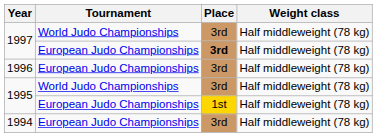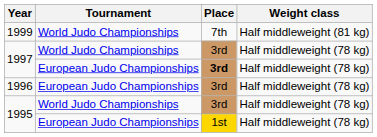+ row: (20, 31)
- row: (20, 123)
